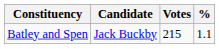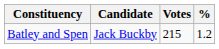(204, 33) 1.1 -> (204, 33) 1.2
